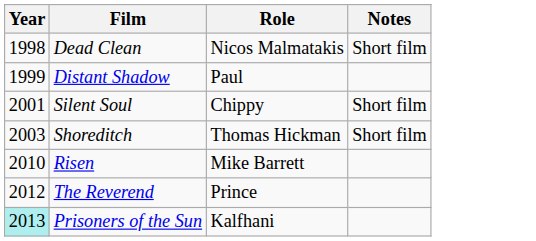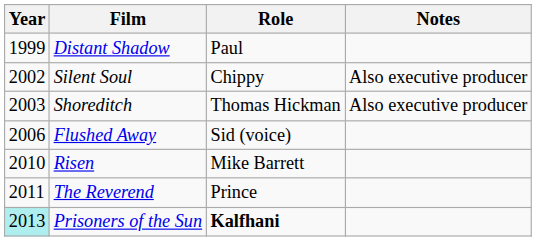- row: (97, 47)
(27, 105) 2001 -> (27, 76) 2002
(389, 105) Short film -> (438, 76) Also executive producer
(389, 134) Short film -> (438, 105) Also executive producer
+ row: (105, 134)
(27, 192) 2012 -> (27, 192) 2011
(242, 221) normal -> (245, 221) bold
